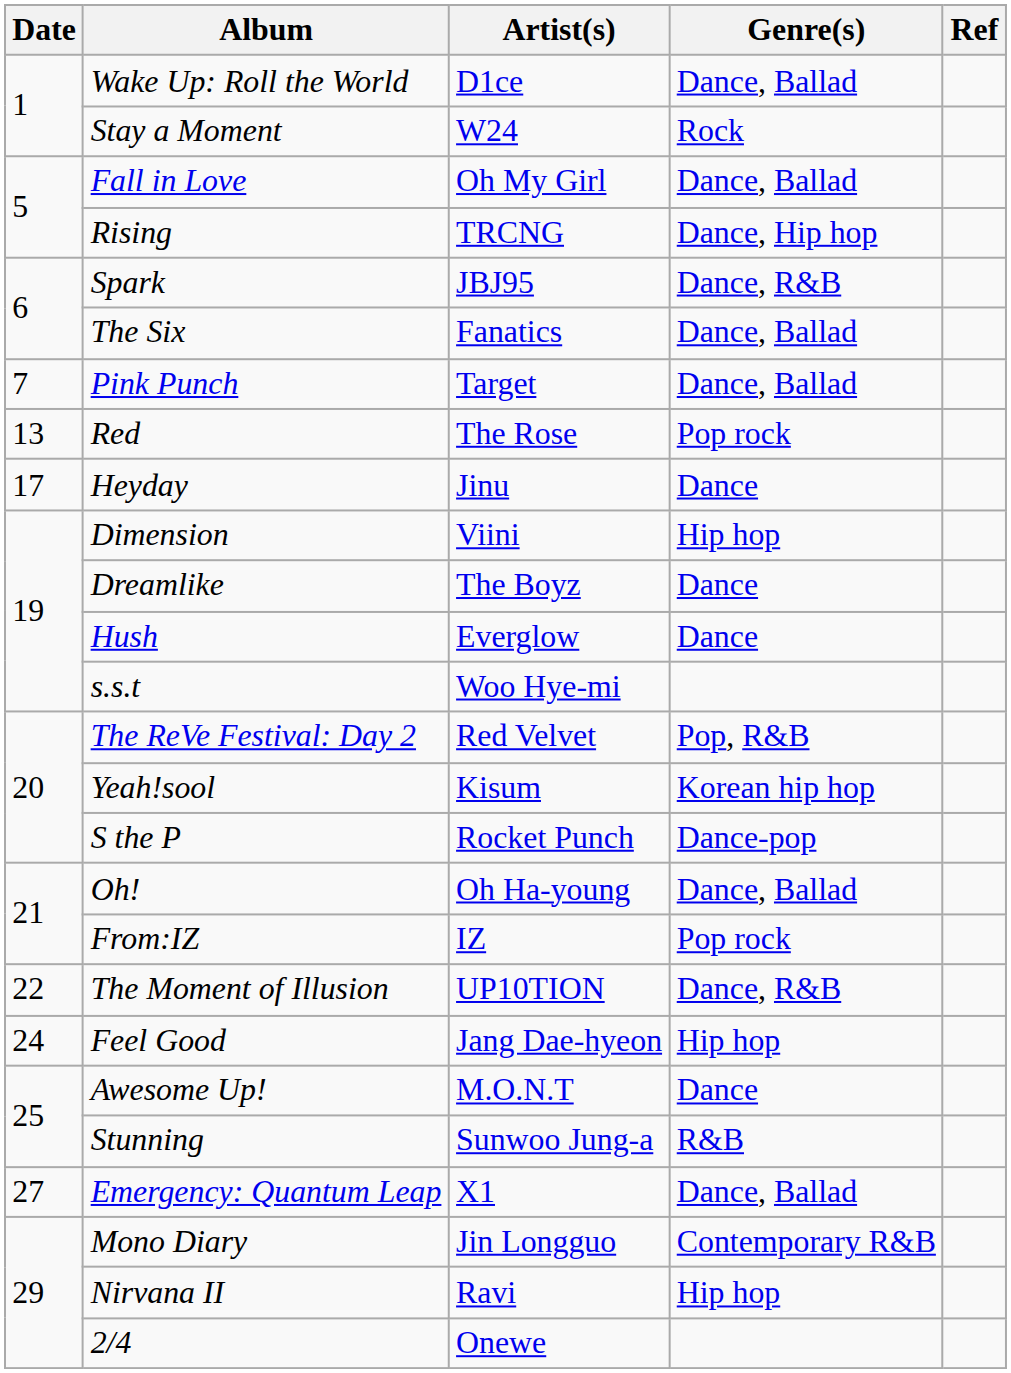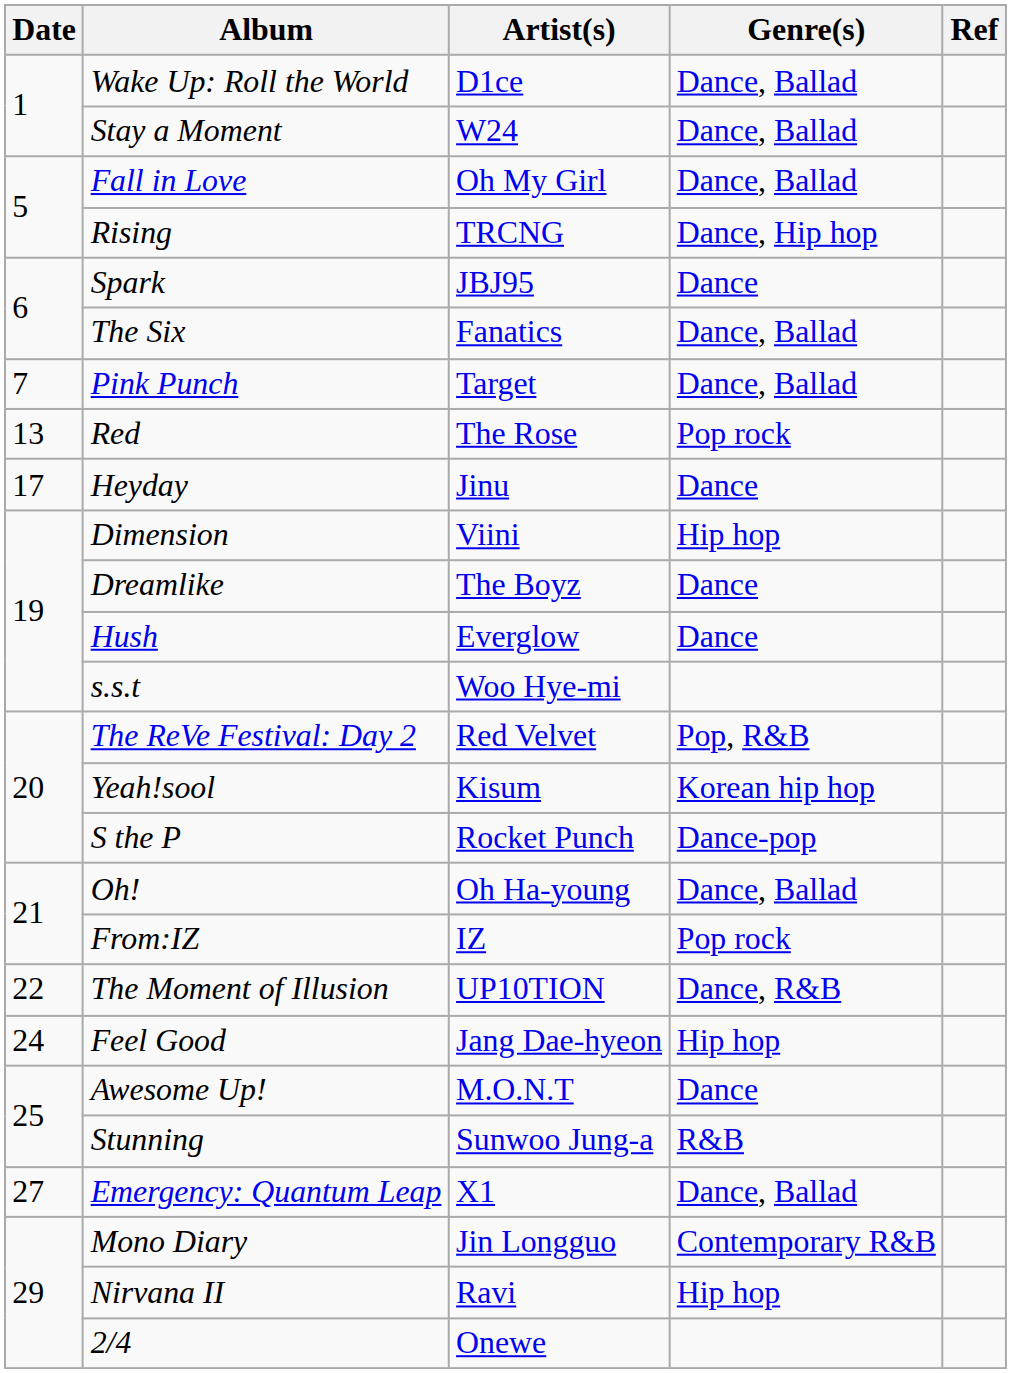(710, 130) Rock -> (767, 130) Dance, Ballad
(759, 282) Dance, R&B -> (717, 282) Dance
